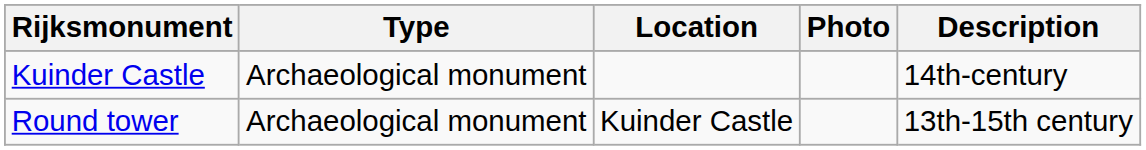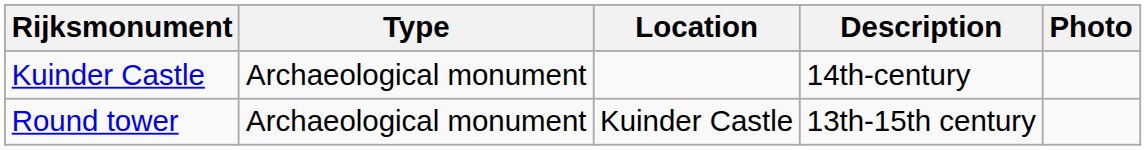columns swapped: (1018, 27) <-> (848, 27)
